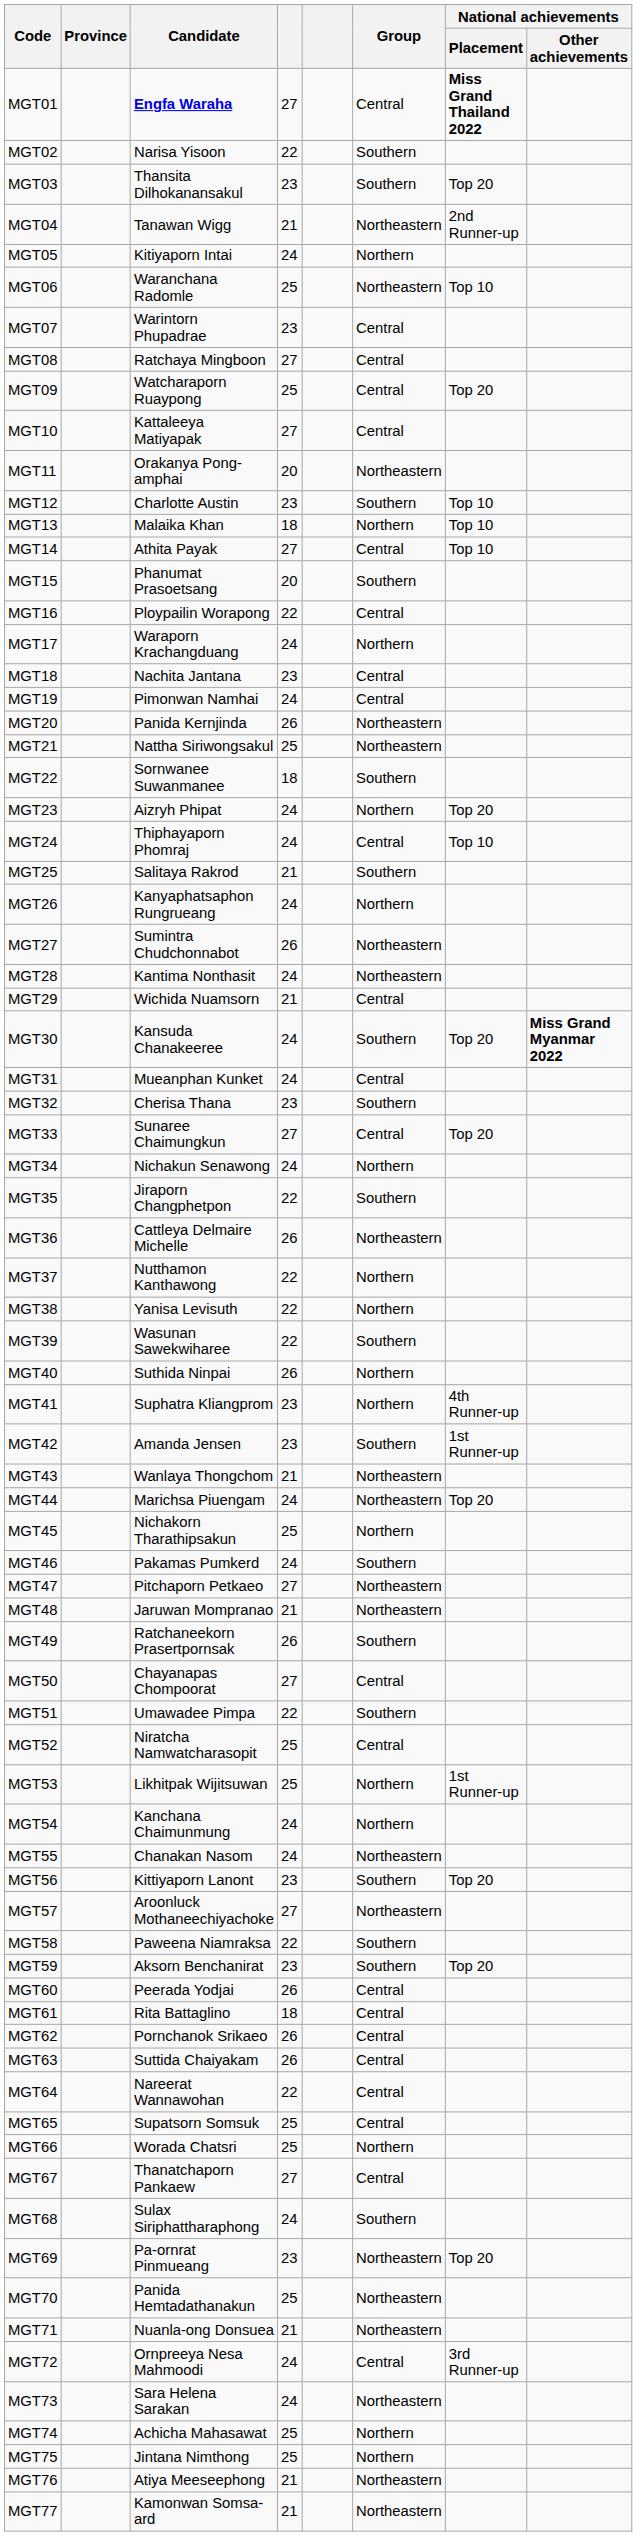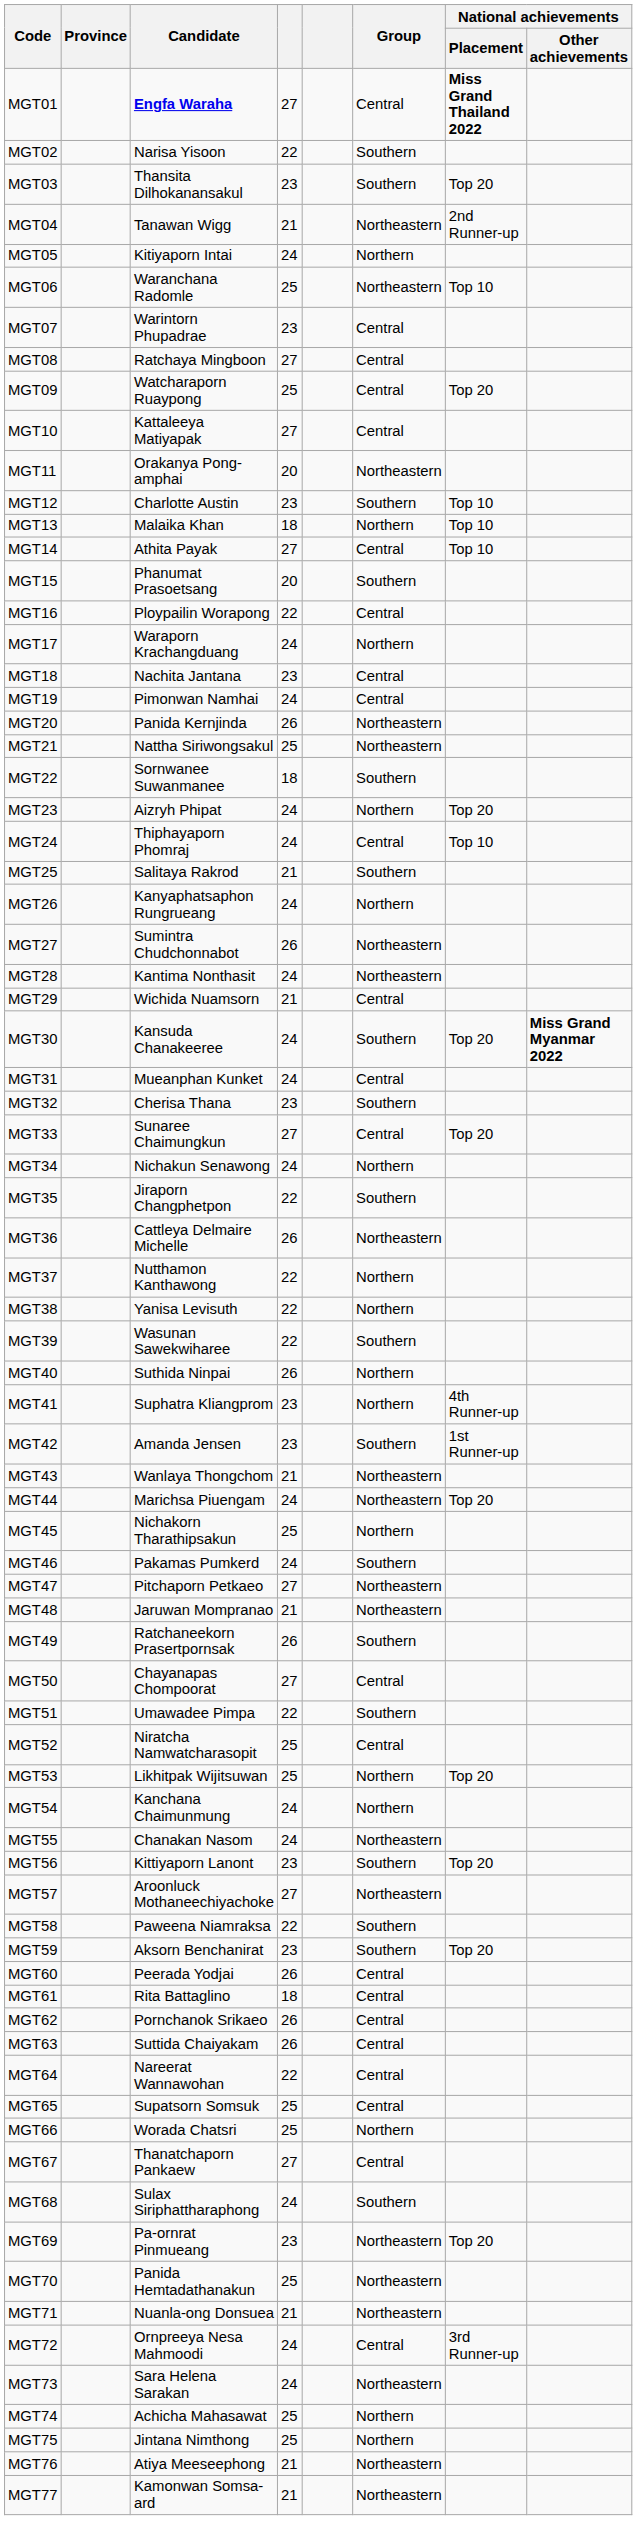(484, 1785) 1st Runner-up -> (471, 1776) Top 20
